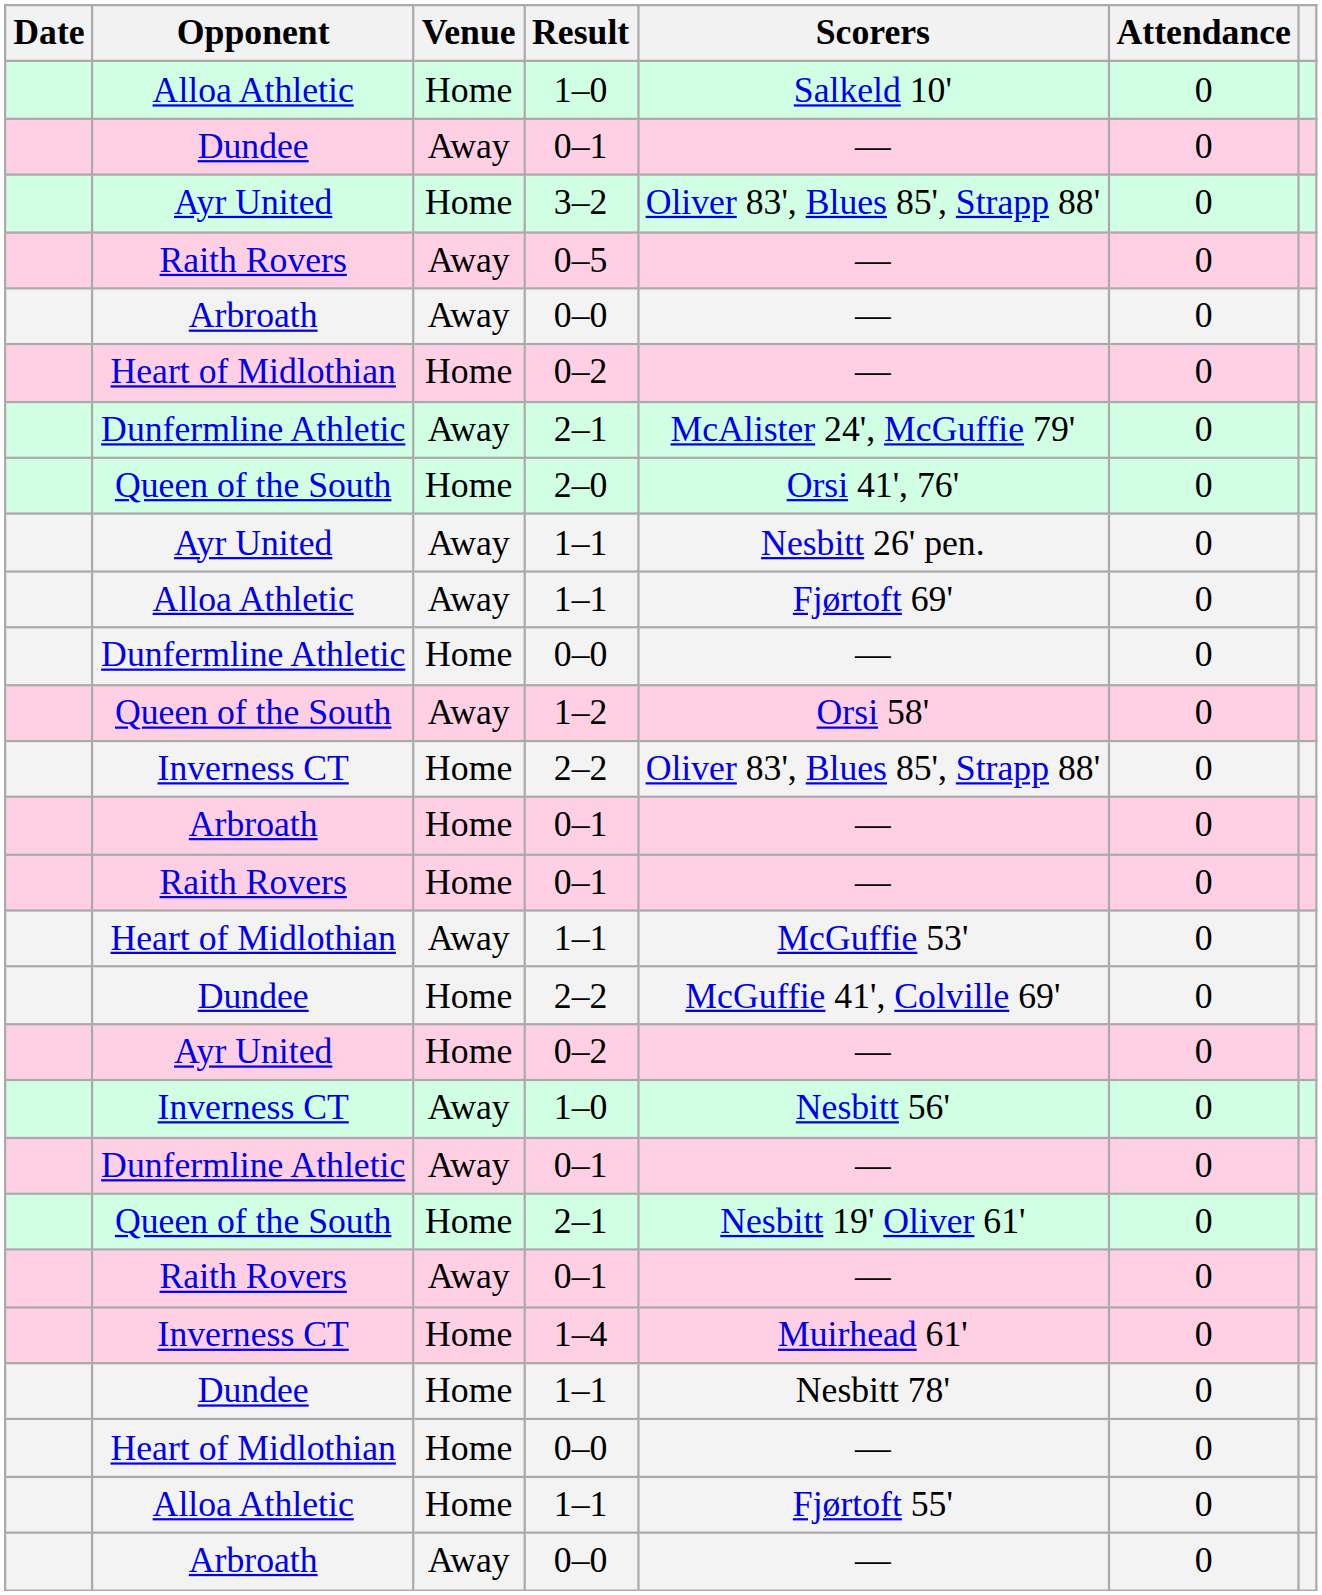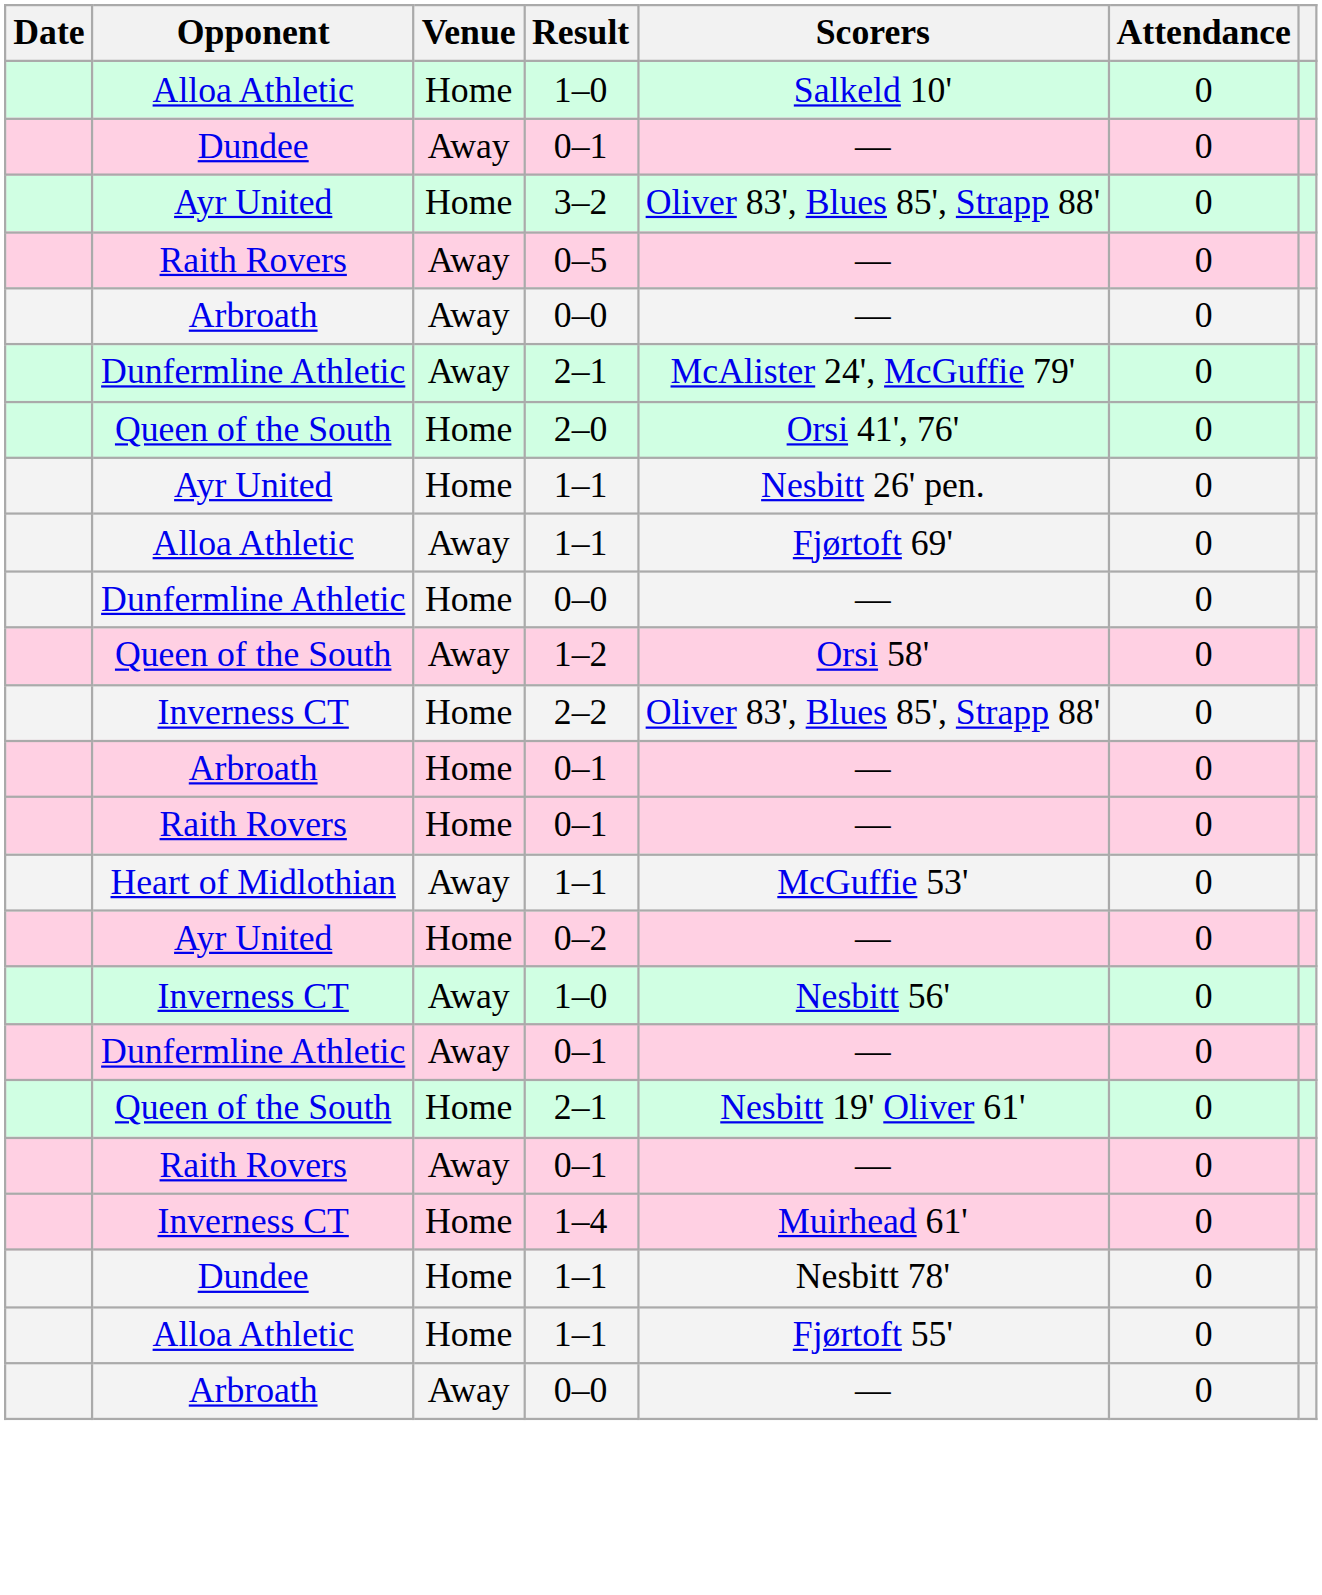- row: (253, 372)
(469, 542) Away -> (469, 485) Home
- row: (253, 994)
- row: (253, 1447)
